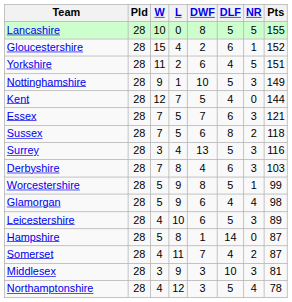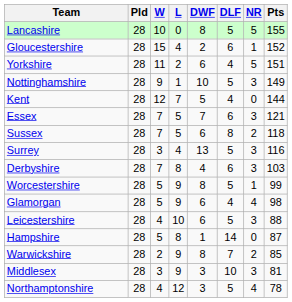(276, 220) 89 -> (276, 220) 88
- row: (30, 254)
+ row: (39, 254)
